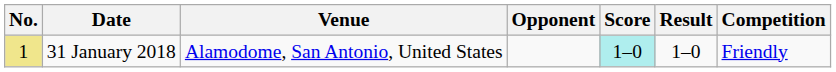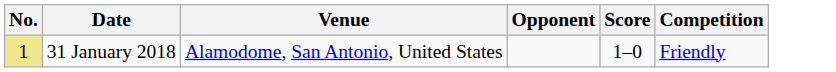- column: (686, 19)
(627, 50) paleturquoise background -> (627, 50) no background
